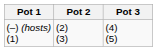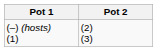- column: (128, 12)
